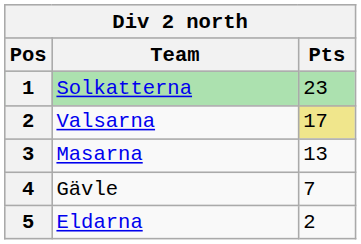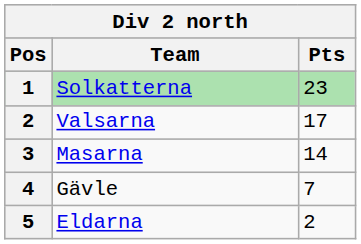(316, 122) khaki background -> (316, 122) no background
(316, 155) 13 -> (316, 155) 14
